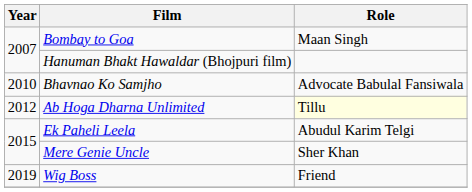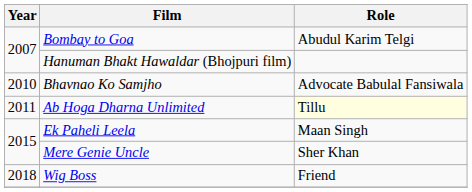(333, 38) Maan Singh -> (356, 38) Abudul Karim Telgi
(22, 107) 2012 -> (22, 107) 2011
(356, 130) Abudul Karim Telgi -> (333, 130) Maan Singh
(22, 175) 2019 -> (22, 175) 2018
